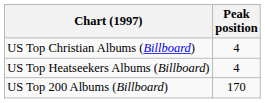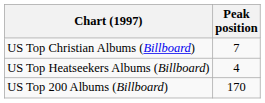(236, 48) 4 -> (236, 48) 7
